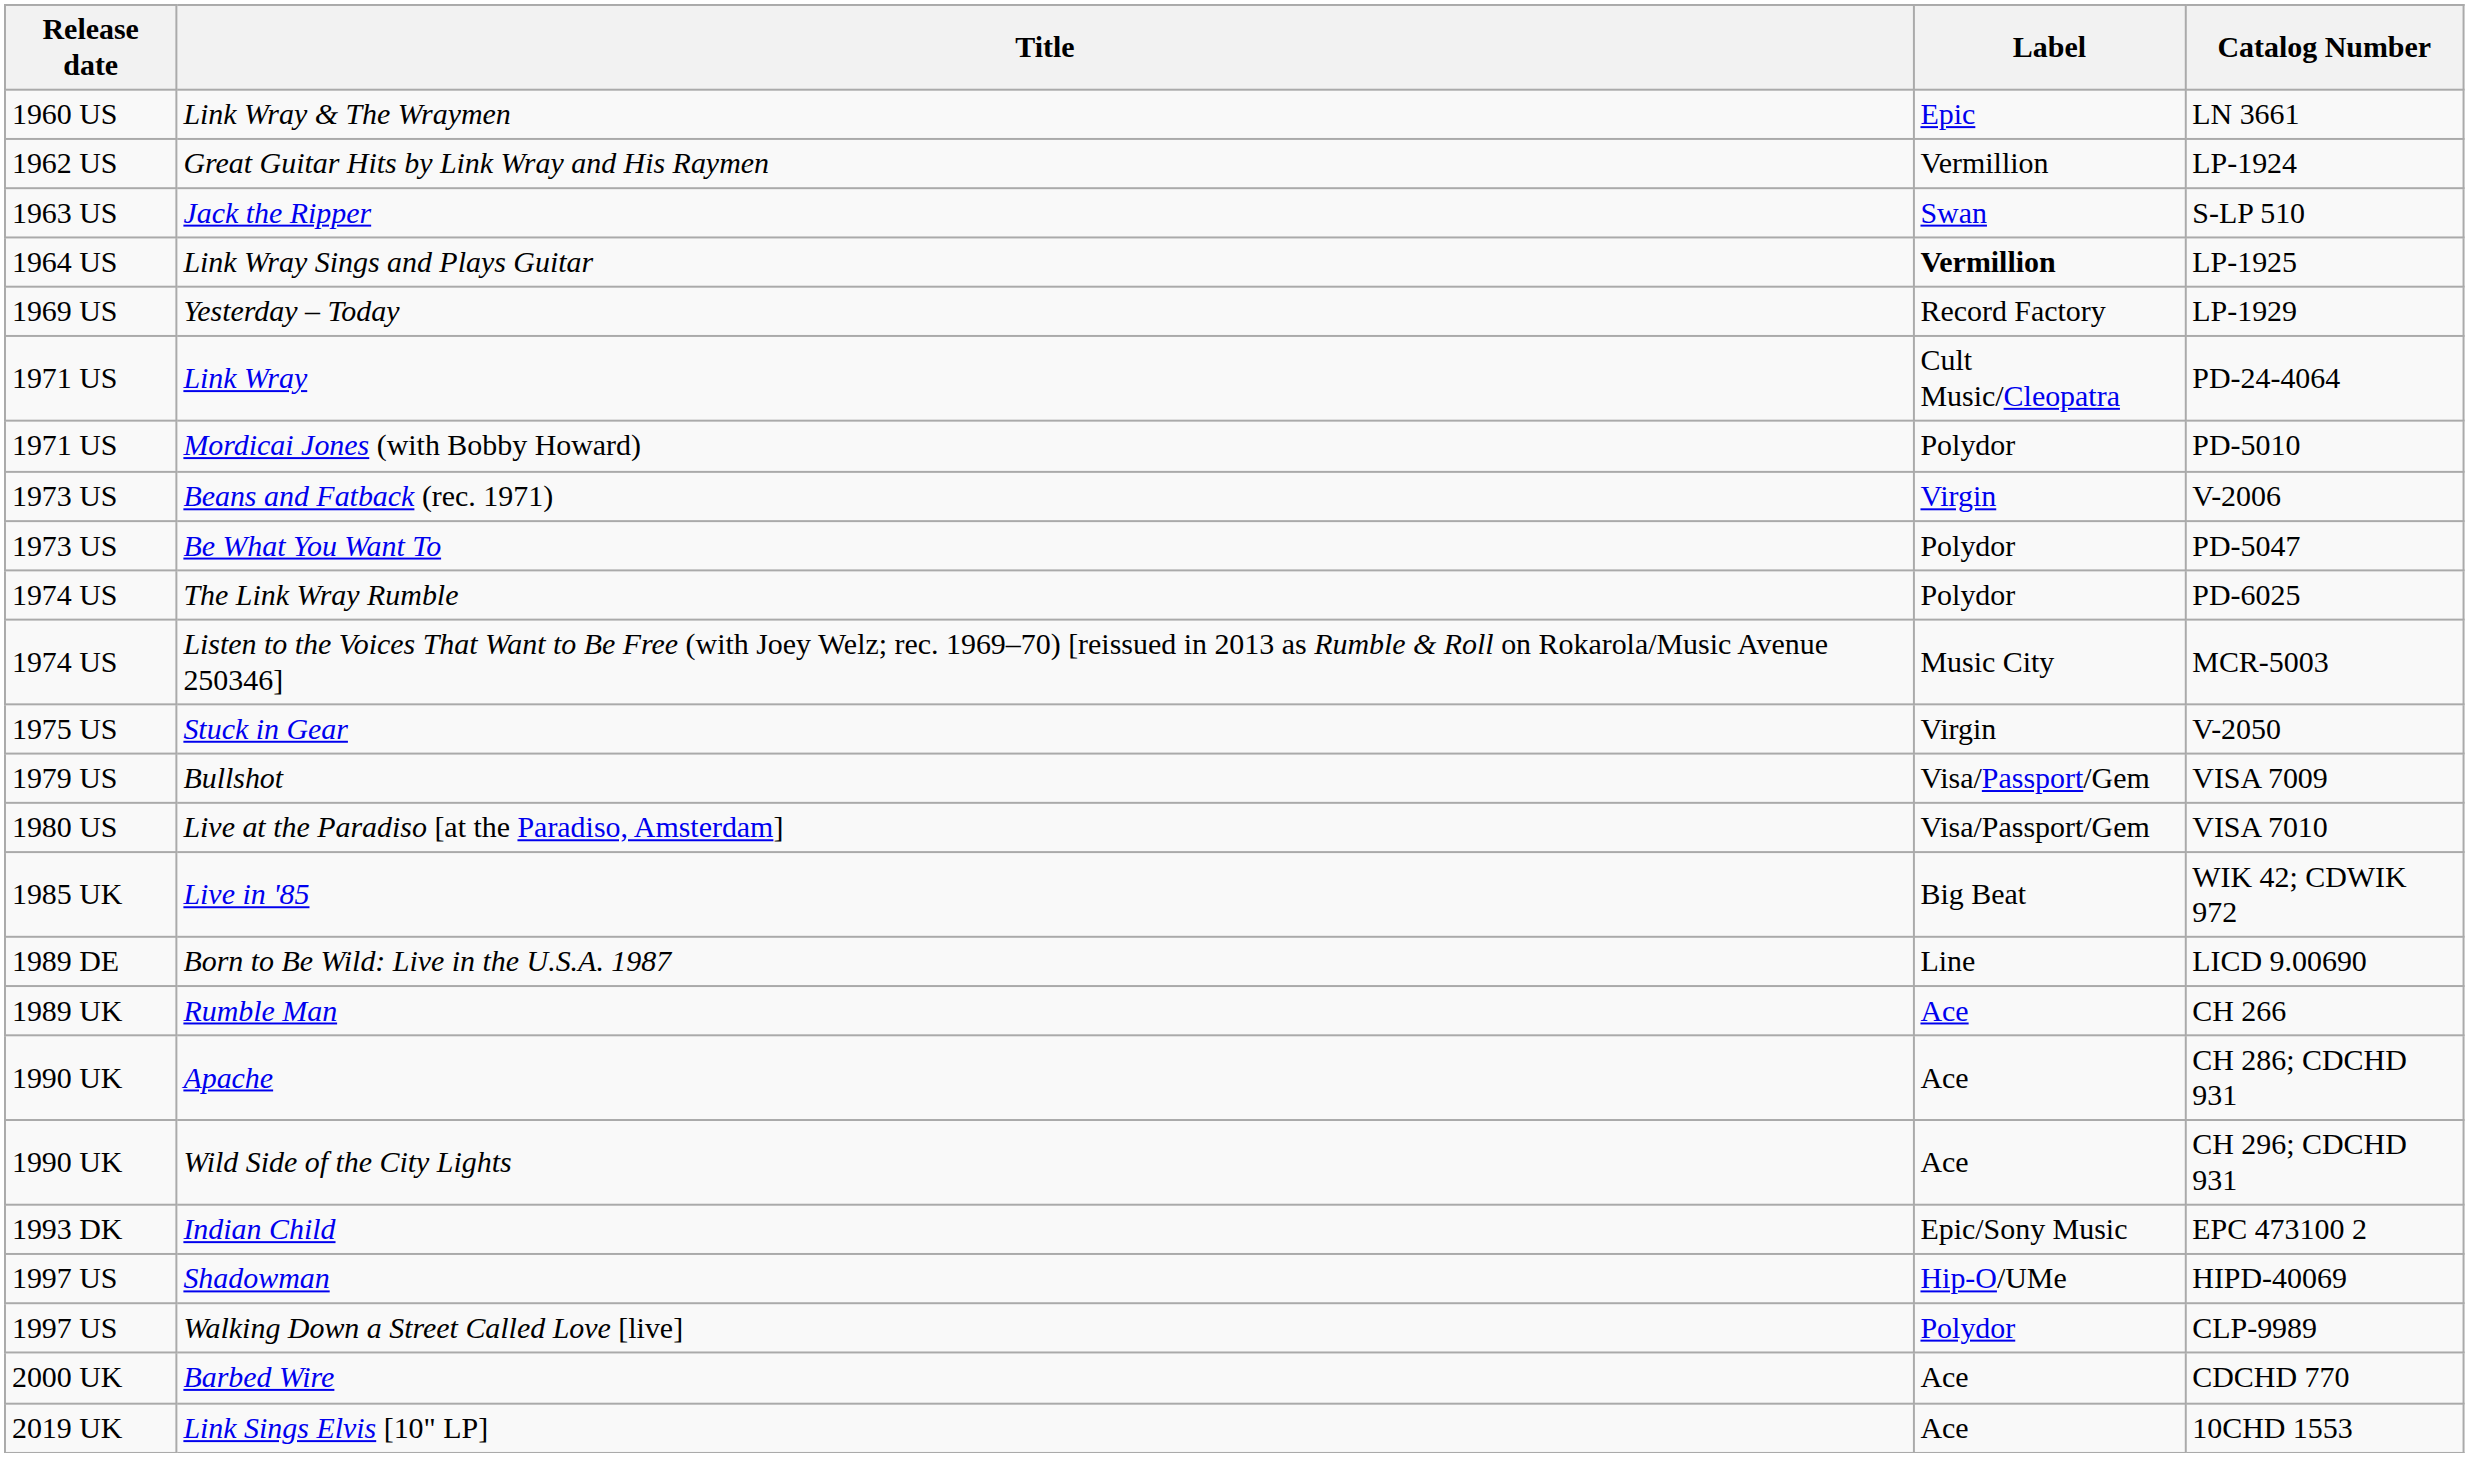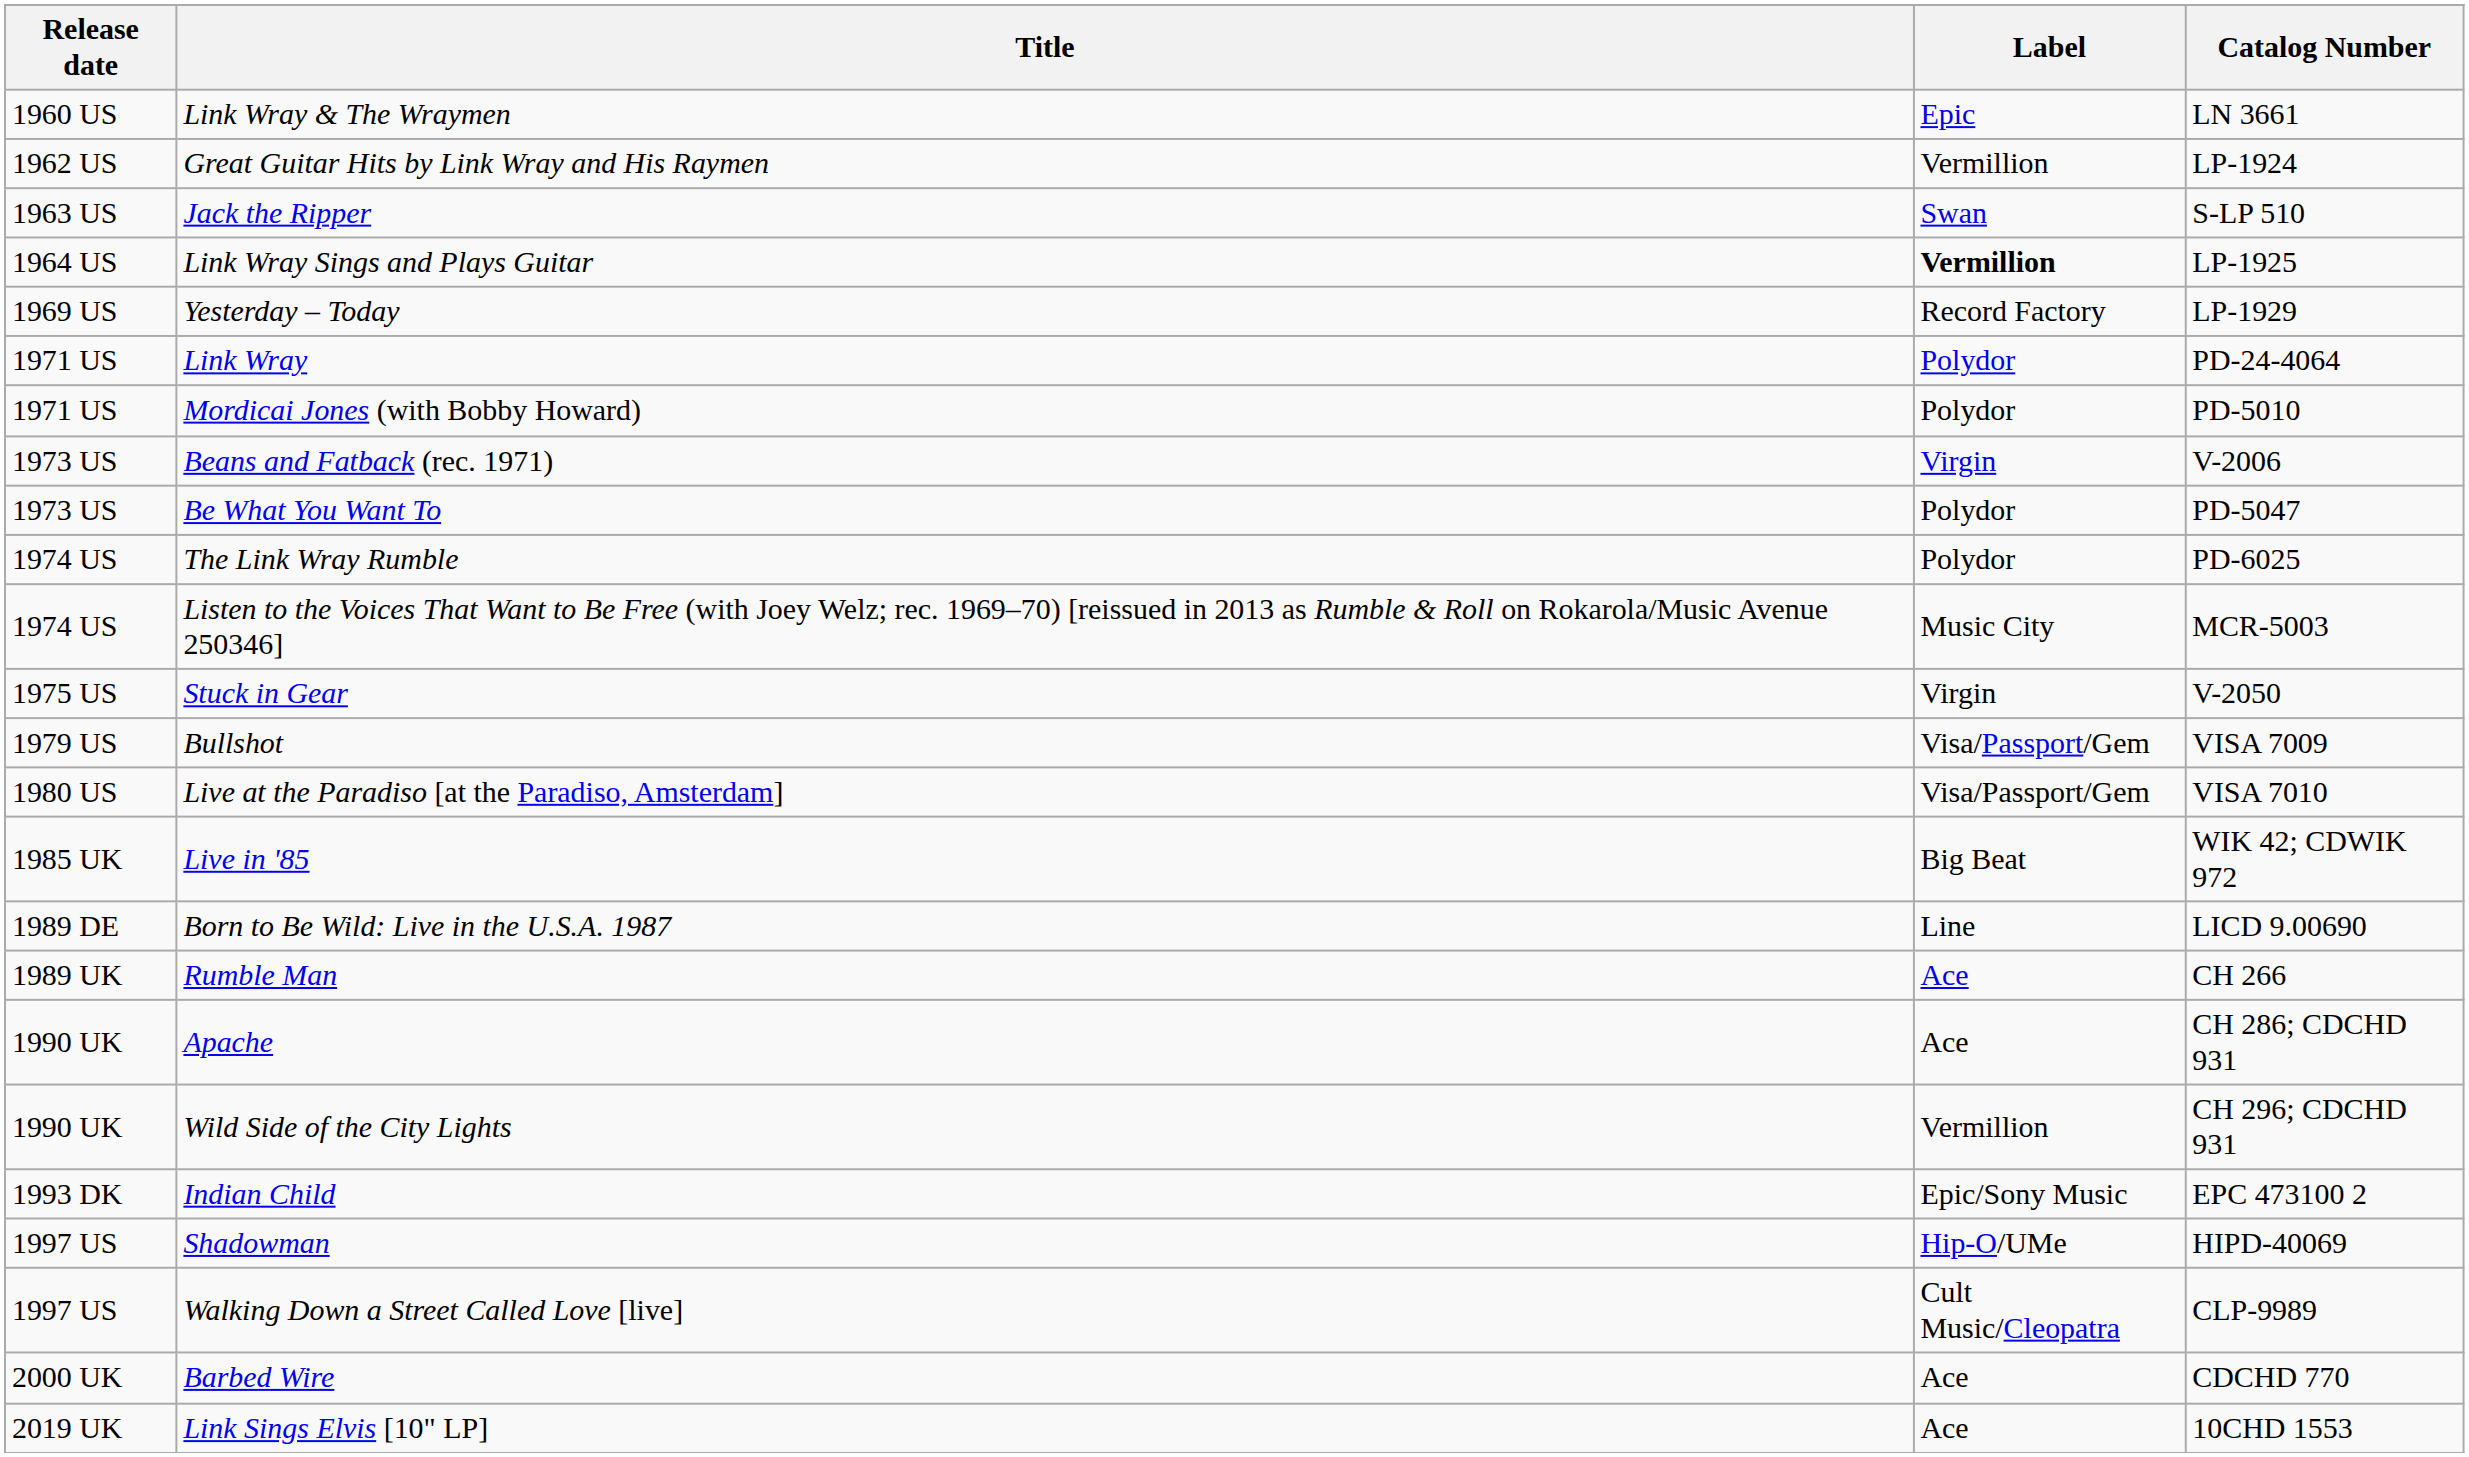(2020, 378) Cult Music/Cleopatra -> (1968, 361) Polydor
(1945, 1162) Ace -> (1984, 1127) Vermillion
(1968, 1328) Polydor -> (2020, 1310) Cult Music/Cleopatra
